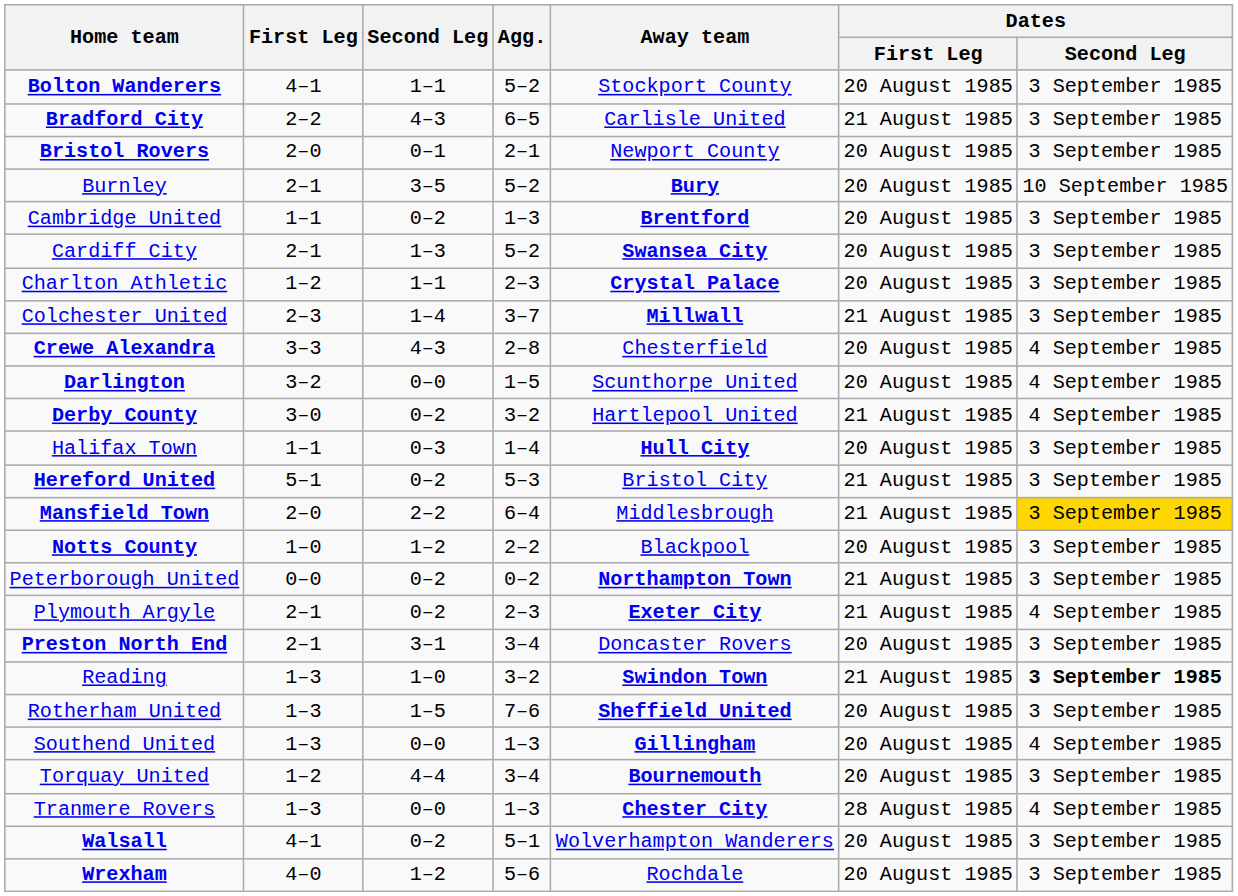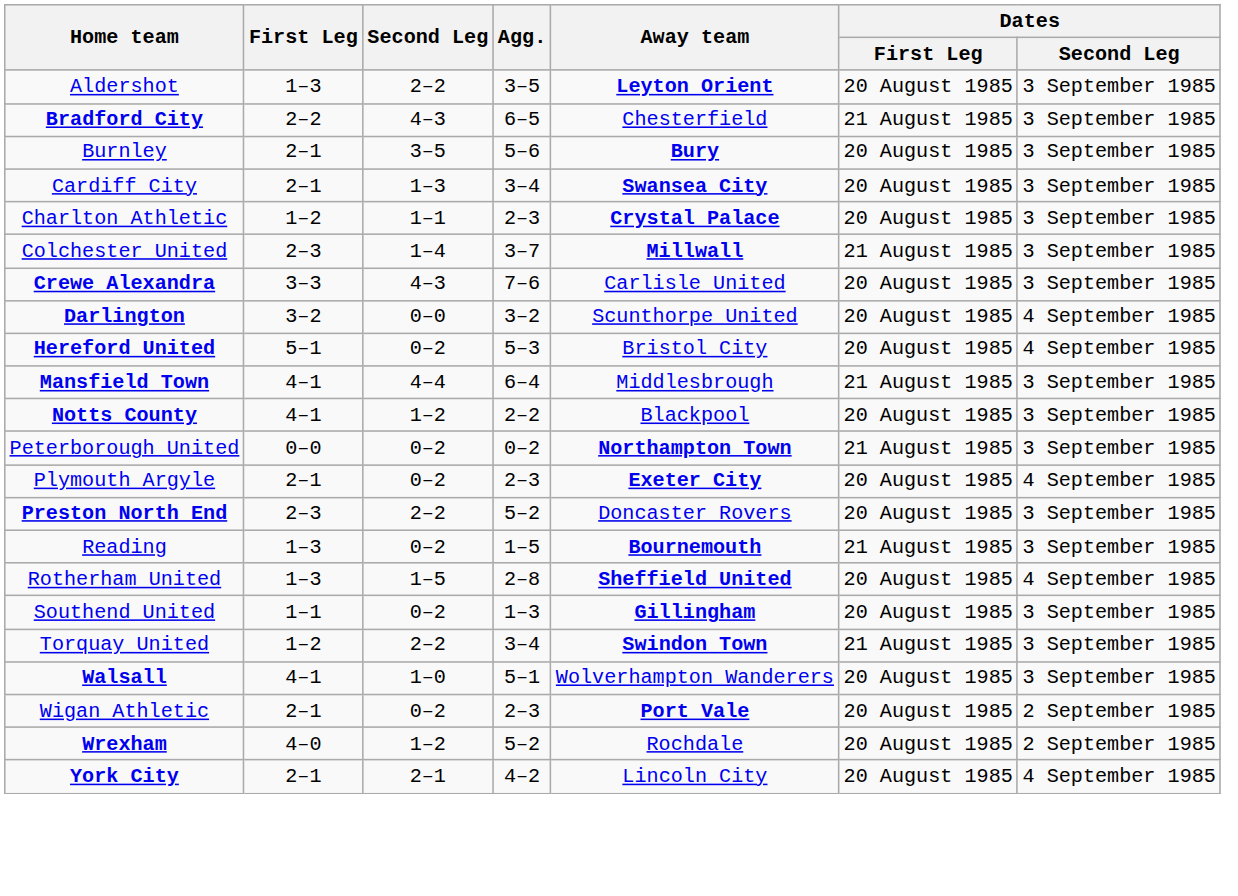+ row: (124, 87)
- row: (124, 87)
(695, 120) Carlisle United -> (695, 120) Chesterfield
- row: (124, 153)
(522, 185) 5–2 -> (522, 153) 5–6
(1125, 185) 10 September 1985 -> (1119, 153) 3 September 1985
- row: (124, 218)
(522, 251) 5–2 -> (522, 185) 3–4
(522, 350) 2–8 -> (522, 284) 7–6
(695, 350) Chesterfield -> (695, 284) Carlisle United
(1125, 350) 4 September 1985 -> (1119, 284) 3 September 1985
(522, 382) 1–5 -> (522, 317) 3–2
- row: (124, 415)
- row: (124, 448)
(928, 481) 21 August 1985 -> (928, 350) 20 August 1985
(1125, 481) 3 September 1985 -> (1119, 350) 4 September 1985
(303, 514) 2–0 -> (303, 382) 4–1
(428, 514) 2–2 -> (428, 382) 4–4
(1125, 514) gold background -> (1119, 382) no background
(303, 547) 1–0 -> (303, 415) 4–1
(928, 612) 21 August 1985 -> (928, 481) 20 August 1985
(303, 645) 2–1 -> (303, 514) 2–3
(428, 645) 3–1 -> (428, 514) 2–2
(522, 645) 3–4 -> (522, 514) 5–2
(428, 678) 1–0 -> (428, 547) 0–2
(522, 678) 3–2 -> (522, 547) 1–5
(695, 678) Swindon Town -> (695, 547) Bournemouth
(1125, 678) bold -> (1119, 547) normal
(522, 711) 7–6 -> (522, 579) 2–8
(1125, 711) 3 September 1985 -> (1119, 579) 4 September 1985
(303, 744) 1–3 -> (303, 612) 1–1
(428, 744) 0–0 -> (428, 612) 0–2
(1125, 744) 4 September 1985 -> (1119, 612) 3 September 1985
(428, 777) 4–4 -> (428, 645) 2–2
(695, 777) Bournemouth -> (695, 645) Swindon Town
(928, 777) 20 August 1985 -> (928, 645) 21 August 1985
- row: (124, 809)
(428, 842) 0–2 -> (428, 678) 1–0
+ row: (124, 711)
(522, 875) 5–6 -> (522, 744) 5–2
(1125, 875) 3 September 1985 -> (1119, 744) 2 September 1985
+ row: (124, 777)
